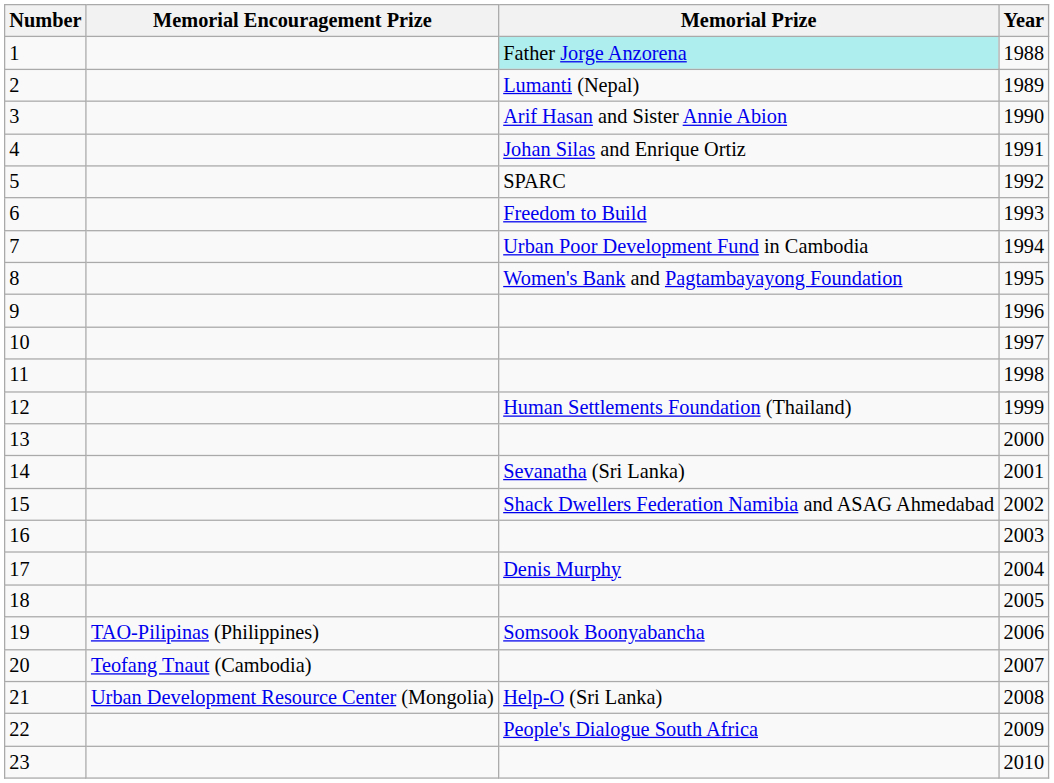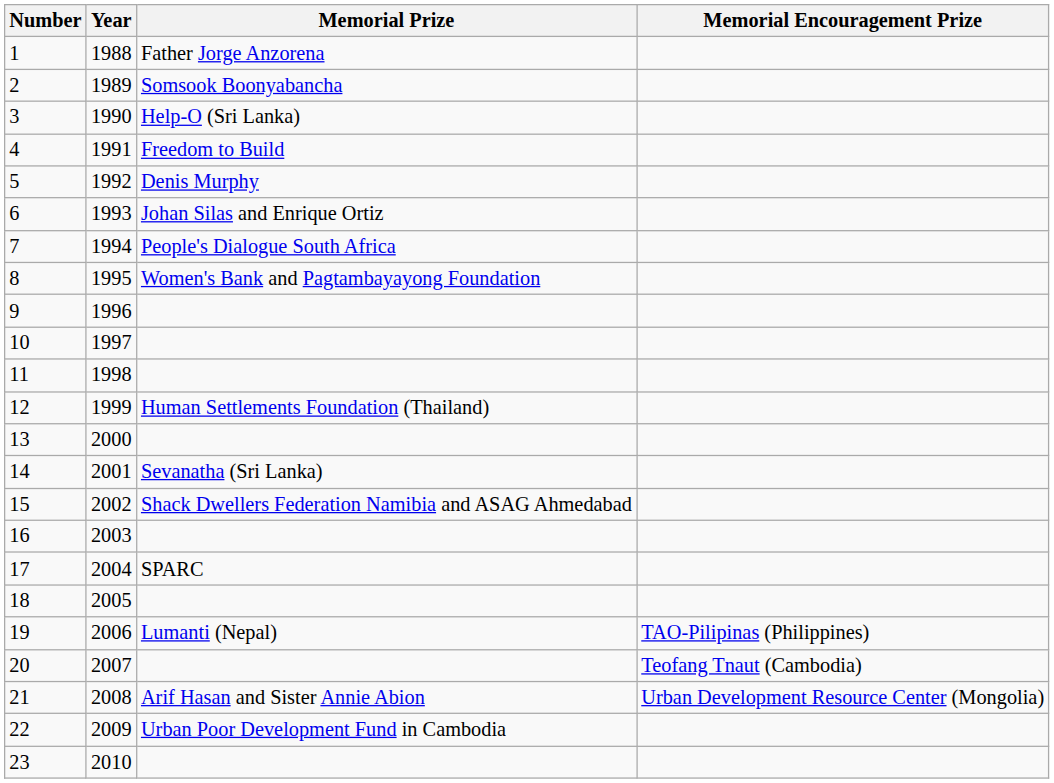columns swapped: (1024, 20) <-> (292, 20)
(595, 52) paleturquoise background -> (233, 52) no background
(571, 85) Lumanti (Nepal) -> (242, 85) Somsook Boonyabancha
(645, 117) Arif Hasan and Sister Annie Abion -> (221, 117) Help-O (Sri Lanka)
(625, 149) Johan Silas and Enrique Ortiz -> (213, 149) Freedom to Build
(534, 181) SPARC -> (200, 181) Denis Murphy
(575, 213) Freedom to Build -> (262, 213) Johan Silas and Enrique Ortiz
(686, 246) Urban Poor Development Fund in Cambodia -> (268, 246) People's Dialogue South Africa
(562, 568) Denis Murphy -> (172, 568) SPARC
(604, 632) Somsook Boonyabancha -> (209, 632) Lumanti (Nepal)
(583, 697) Help-O (Sri Lanka) -> (283, 697) Arif Hasan and Sister Annie Abion
(631, 729) People's Dialogue South Africa -> (324, 729) Urban Poor Development Fund in Cambodia
